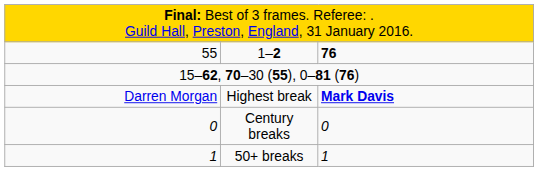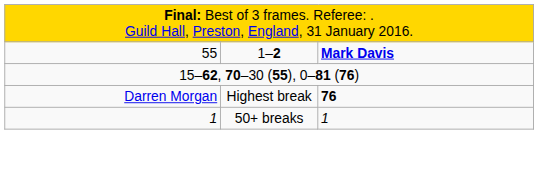(329, 53) 76 -> (358, 53) Mark Davis
(358, 97) Mark Davis -> (329, 97) 76
- row: (269, 126)
